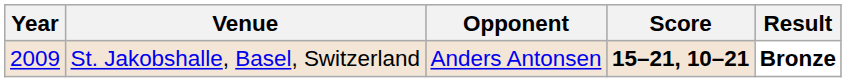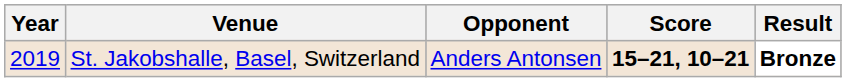(35, 58) 2009 -> (35, 58) 2019
